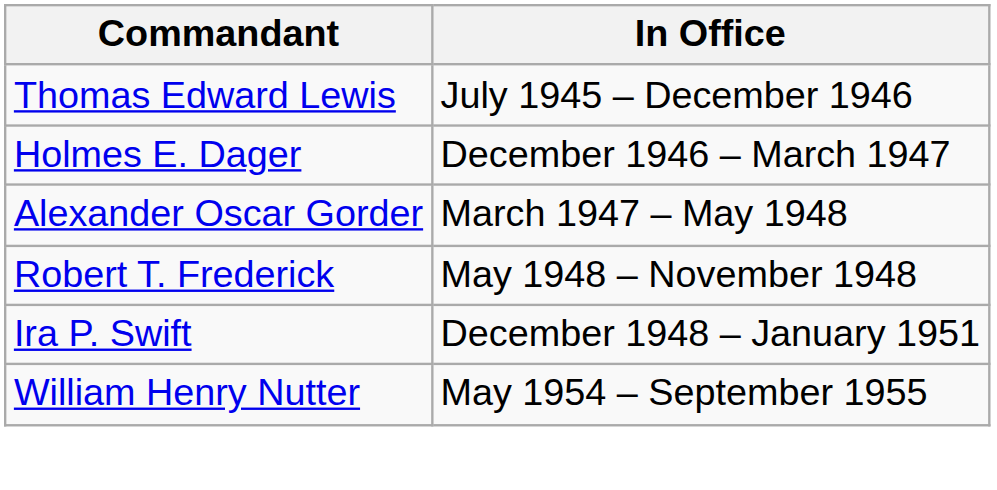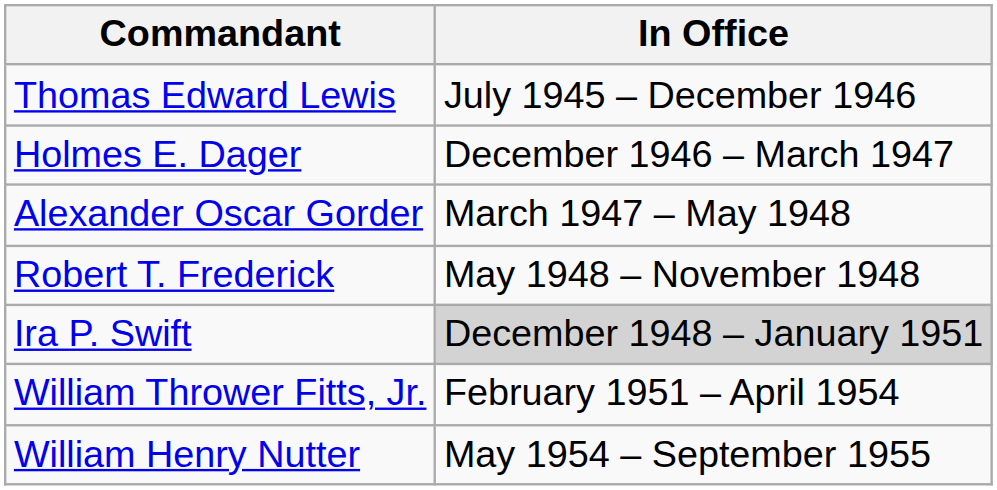(710, 333) no background -> (714, 333) lightgrey background
+ row: (220, 393)
